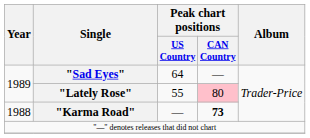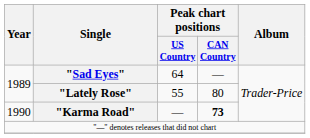(218, 93) pink background -> (218, 93) no background
(19, 111) 1988 -> (19, 111) 1990
